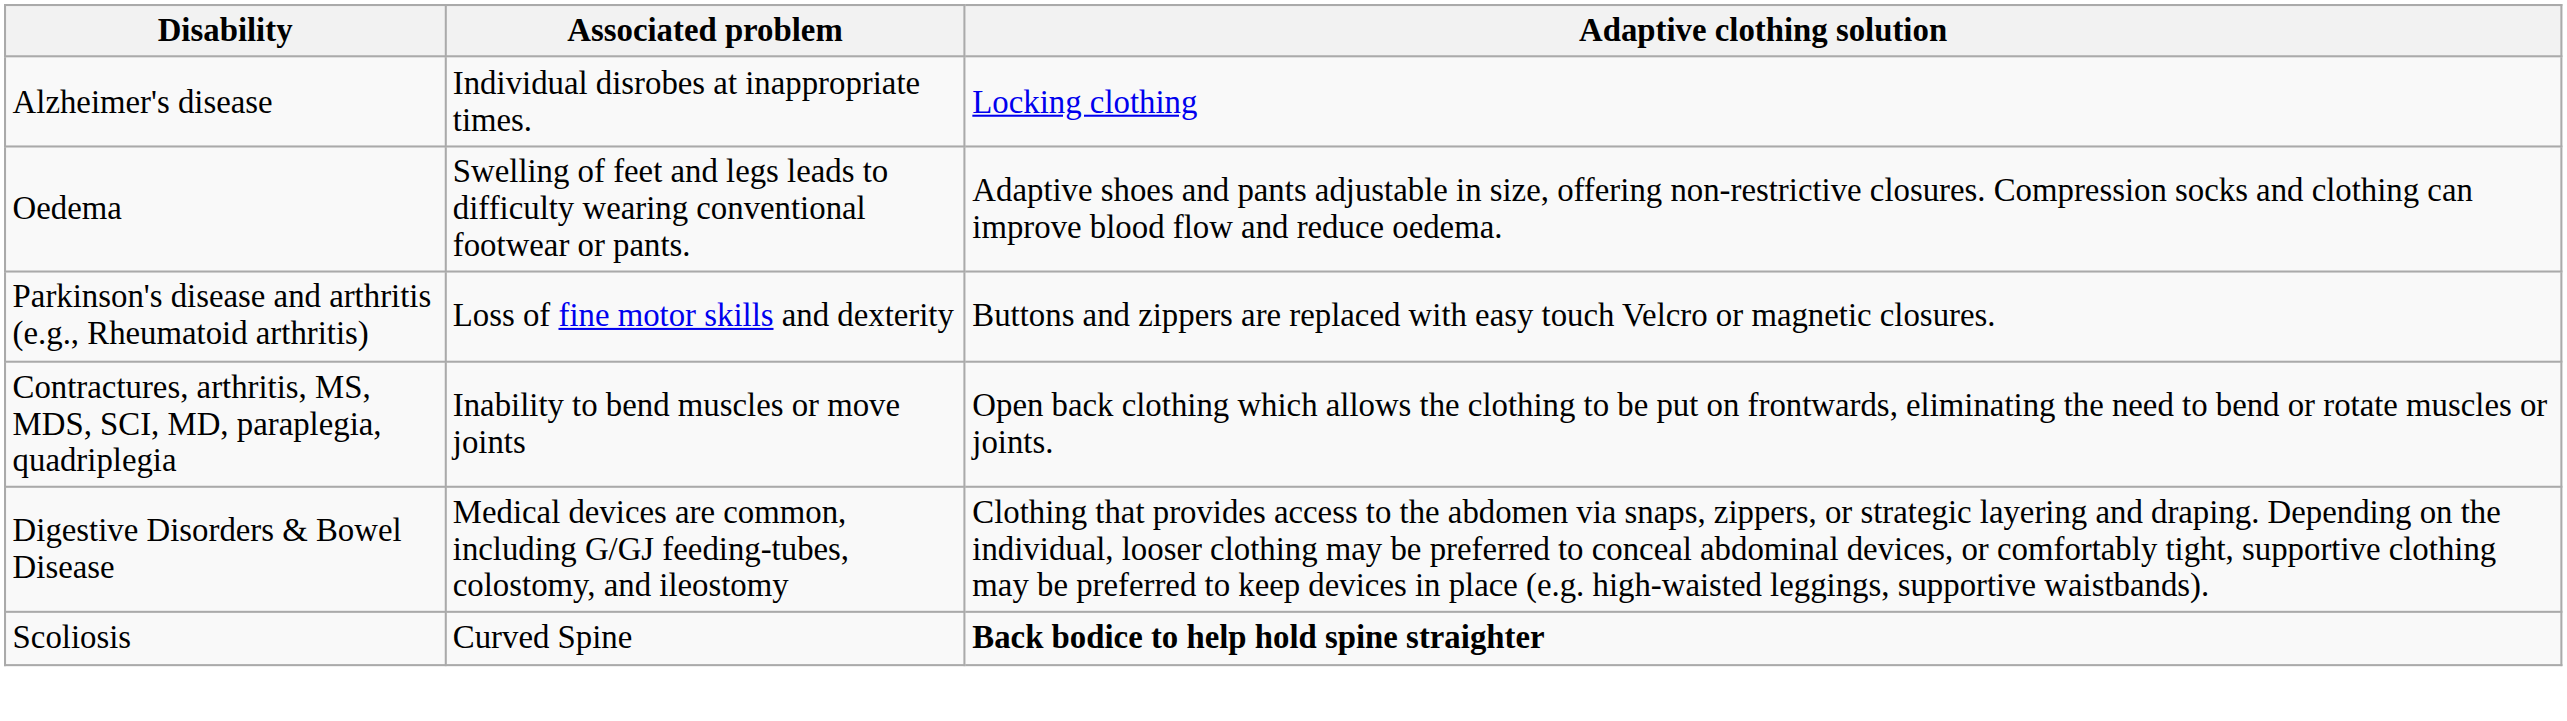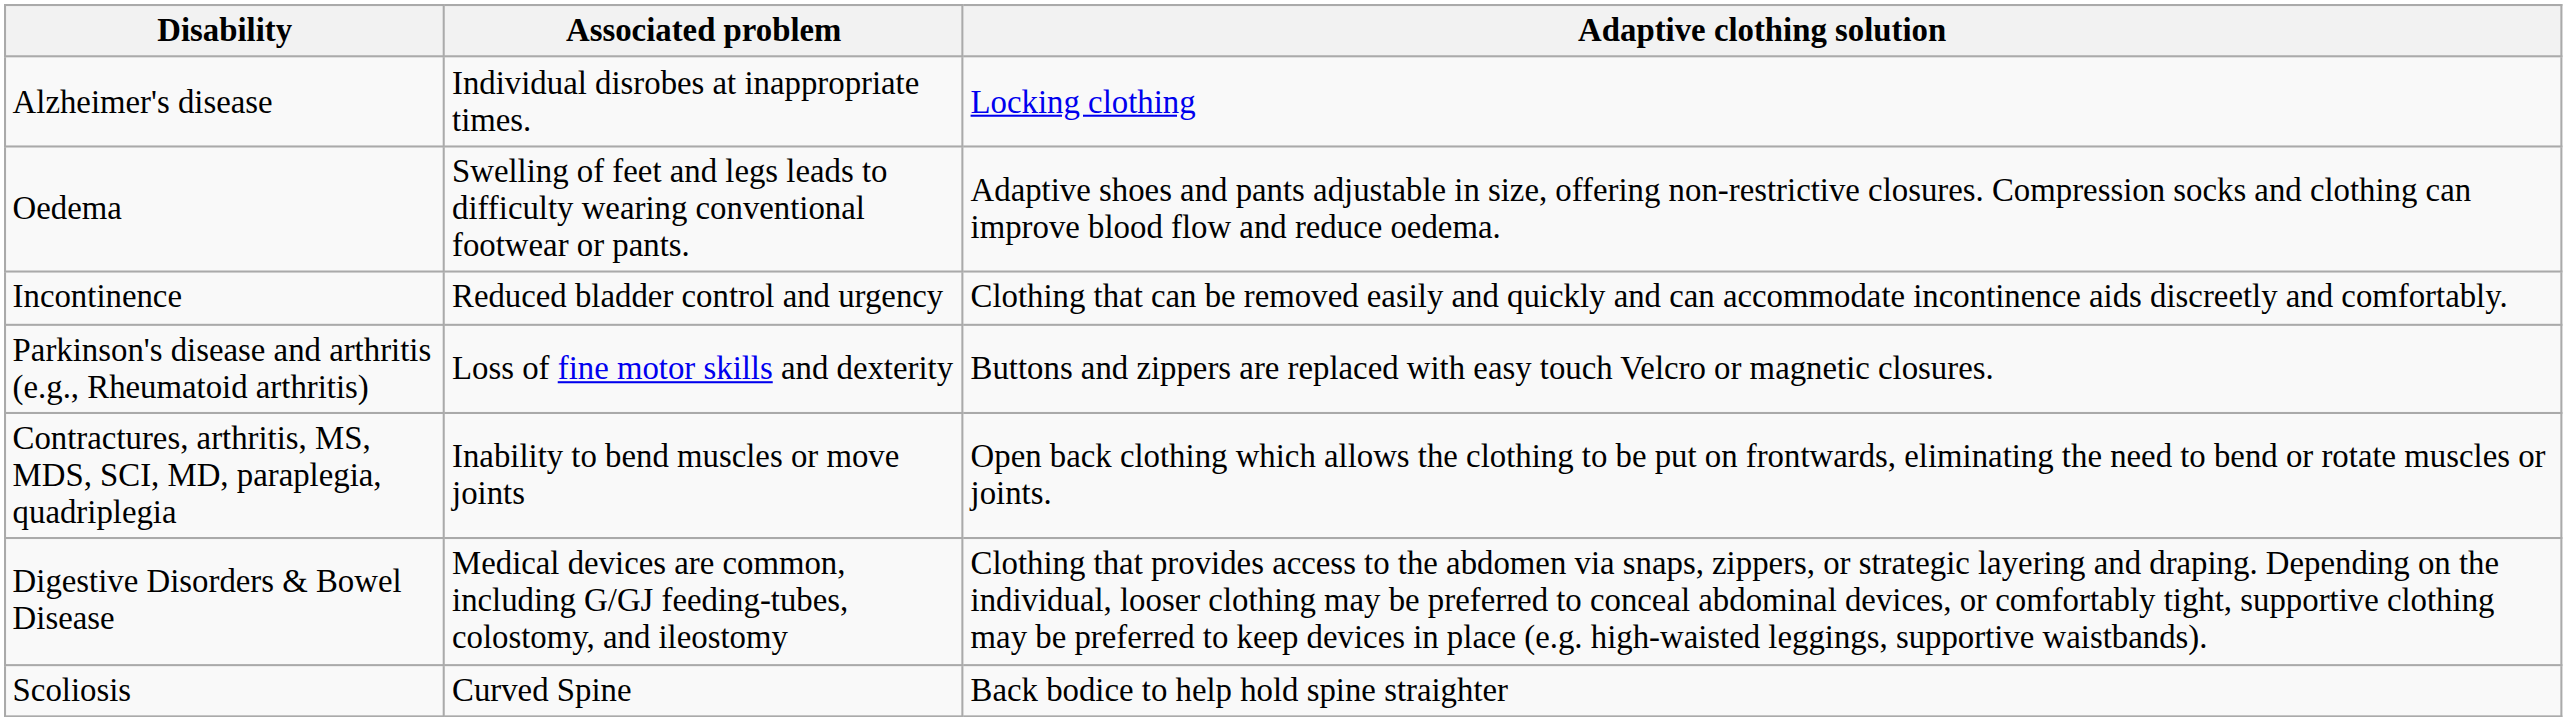+ row: (97, 297)
(1258, 637) bold -> (1239, 689) normal
